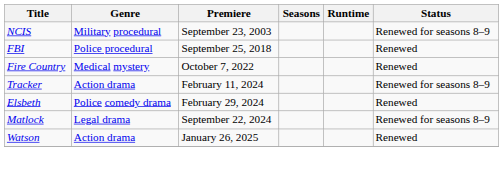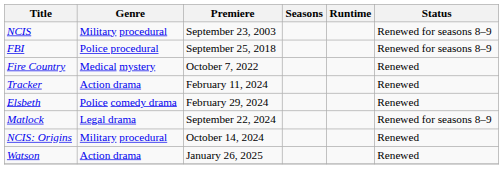(396, 48) Renewed -> (434, 48) Renewed for seasons 8–9
(433, 84) Renewed for seasons 8–9 -> (398, 84) Renewed
+ row: (39, 137)
